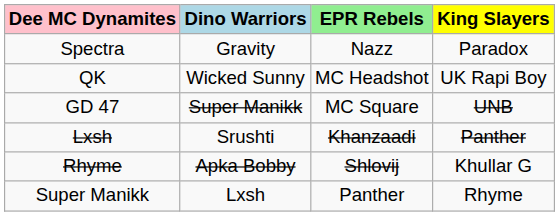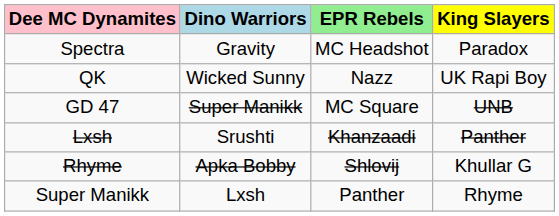(372, 48) Nazz -> (372, 48) MC Headshot
(372, 78) MC Headshot -> (372, 78) Nazz
